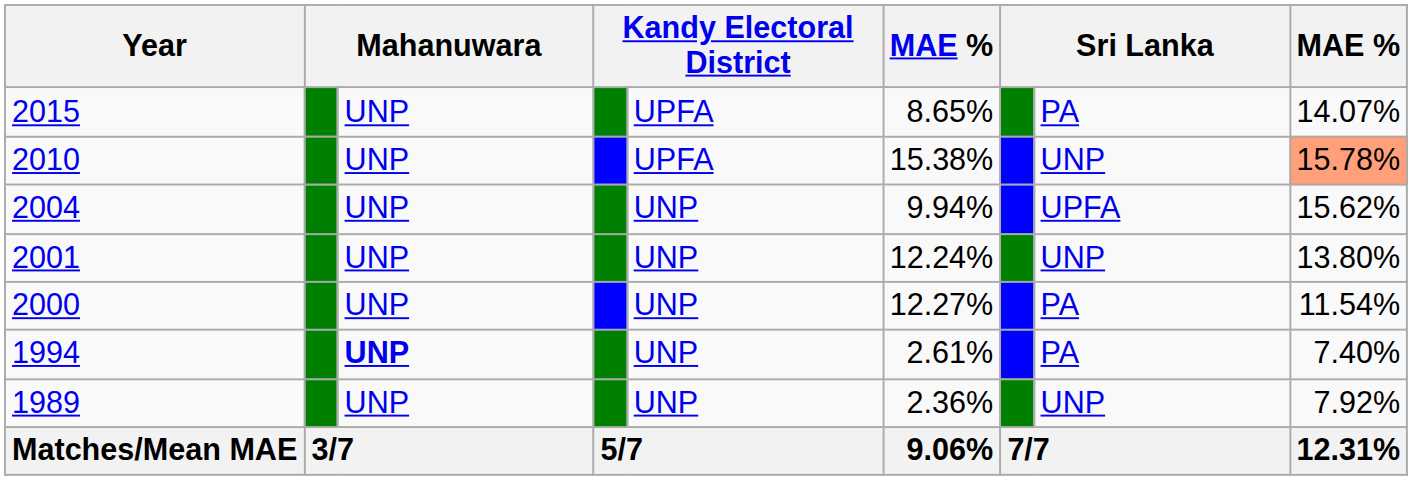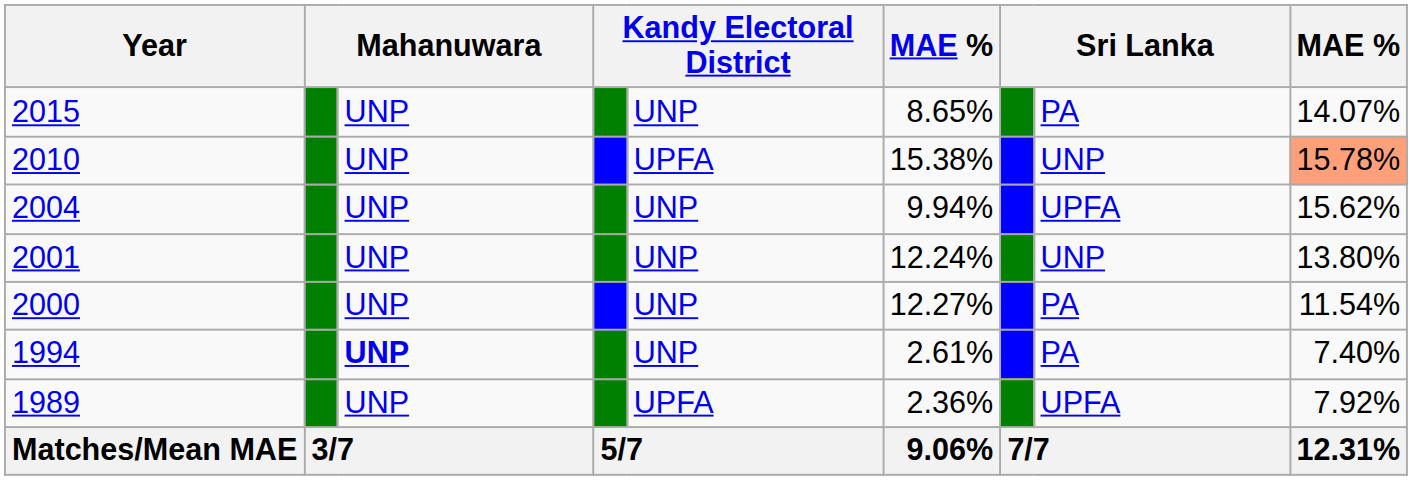(674, 111) UPFA -> (666, 111) UNP
(666, 402) UNP -> (674, 402) UPFA
(1073, 402) UNP -> (1080, 402) UPFA
